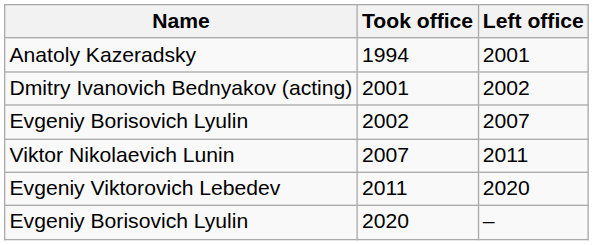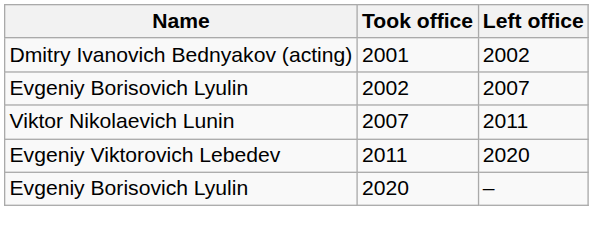- row: (386, 54)
